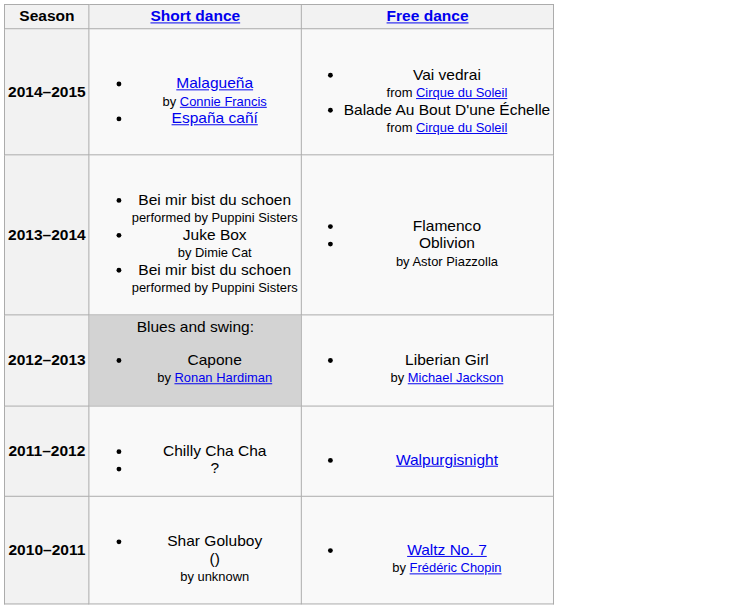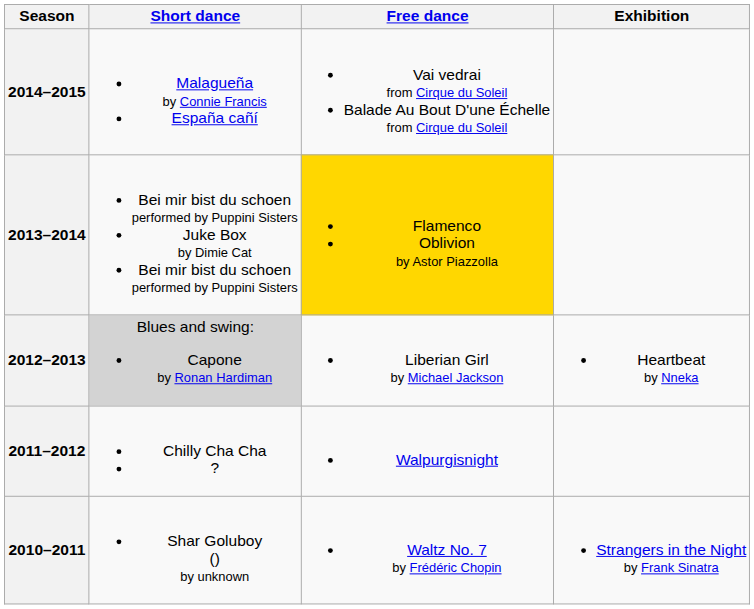+ column: (652, 16)
(428, 244) no background -> (428, 244) gold background
